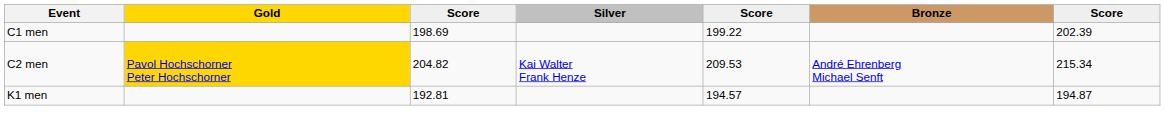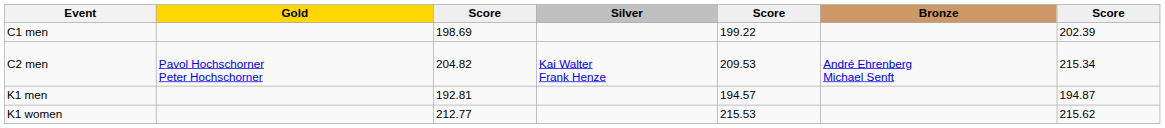(179, 70) gold background -> (211, 70) no background
+ row: (35, 114)
